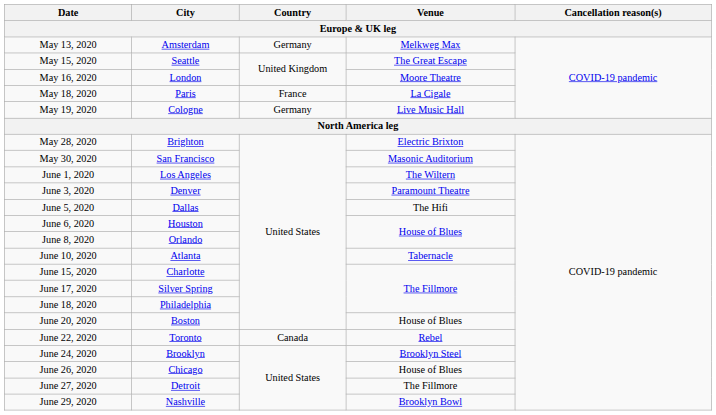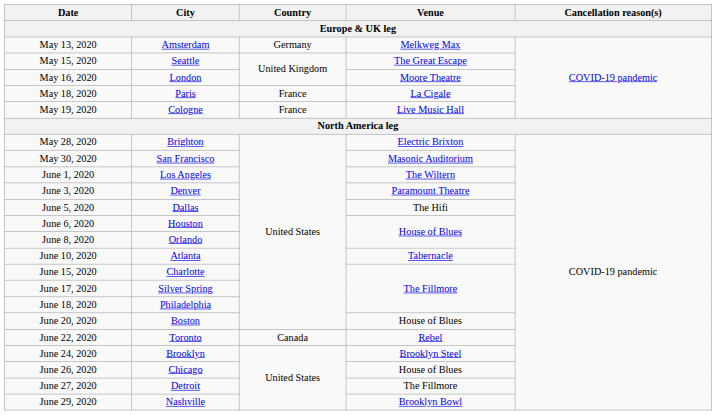(293, 110) Germany -> (293, 110) France
